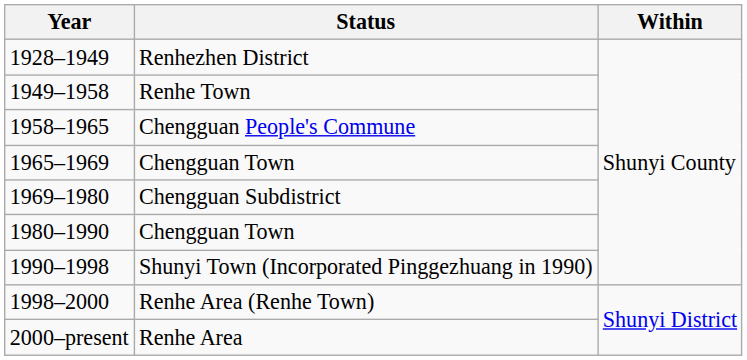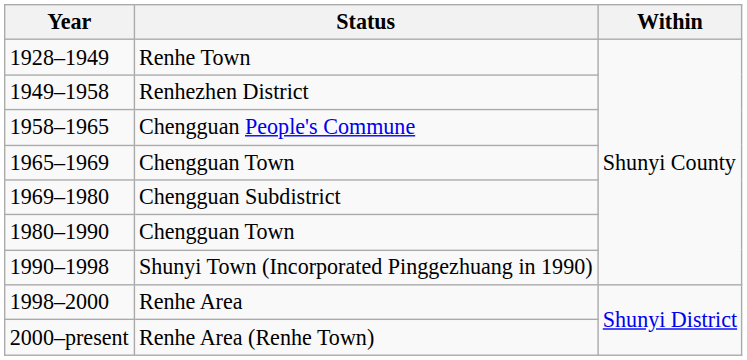(224, 57) Renhezhen District -> (195, 57) Renhe Town
(195, 92) Renhe Town -> (224, 92) Renhezhen District
(257, 302) Renhe Area (Renhe Town) -> (191, 302) Renhe Area
(191, 337) Renhe Area -> (257, 337) Renhe Area (Renhe Town)
